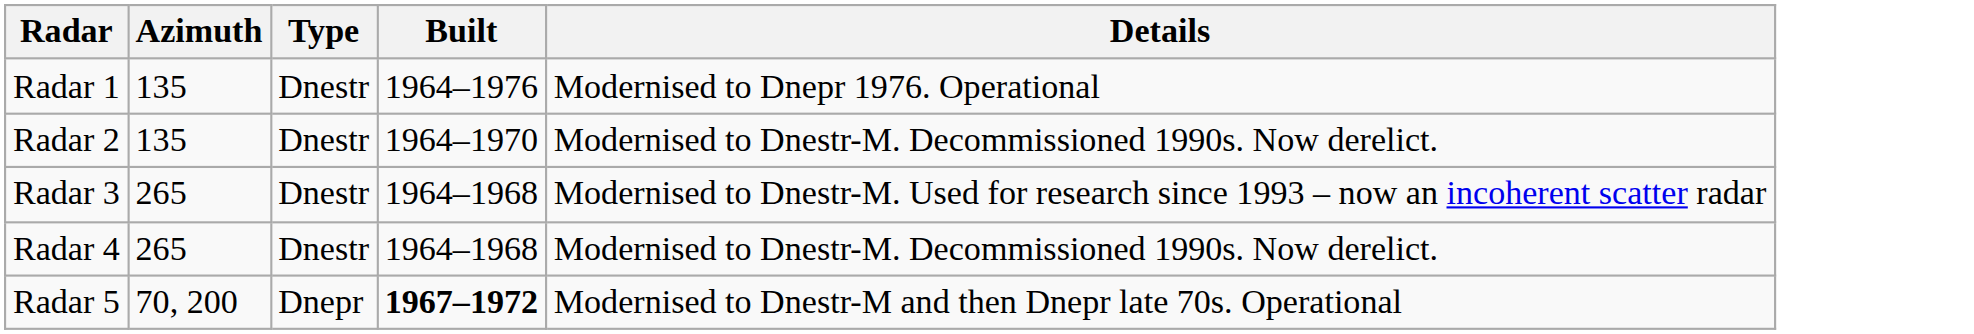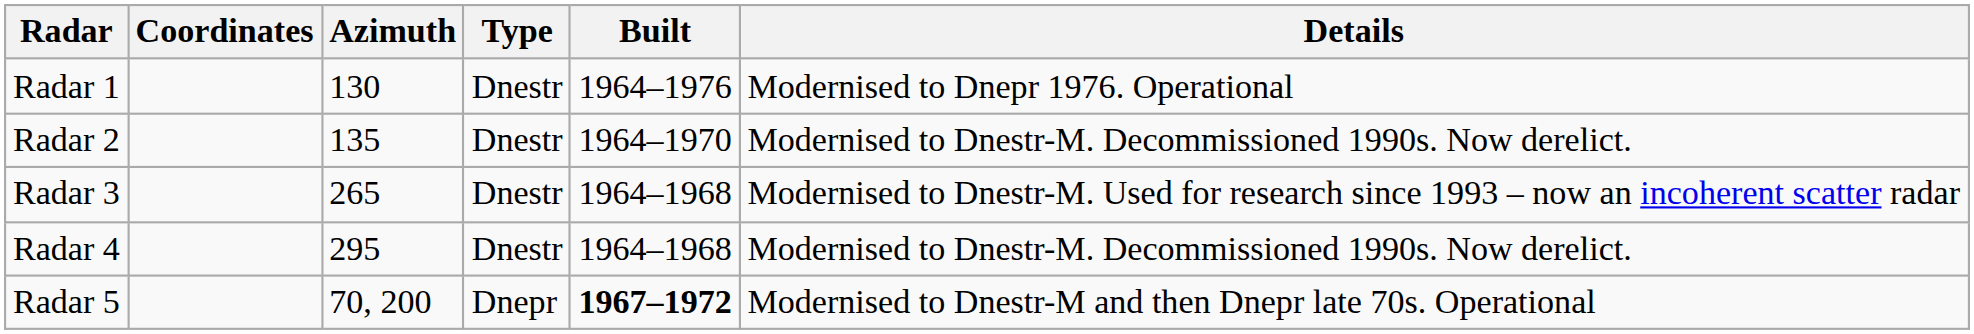+ column: (225, 31)
(161, 85) 135 -> (355, 85) 130
(161, 247) 265 -> (355, 247) 295
